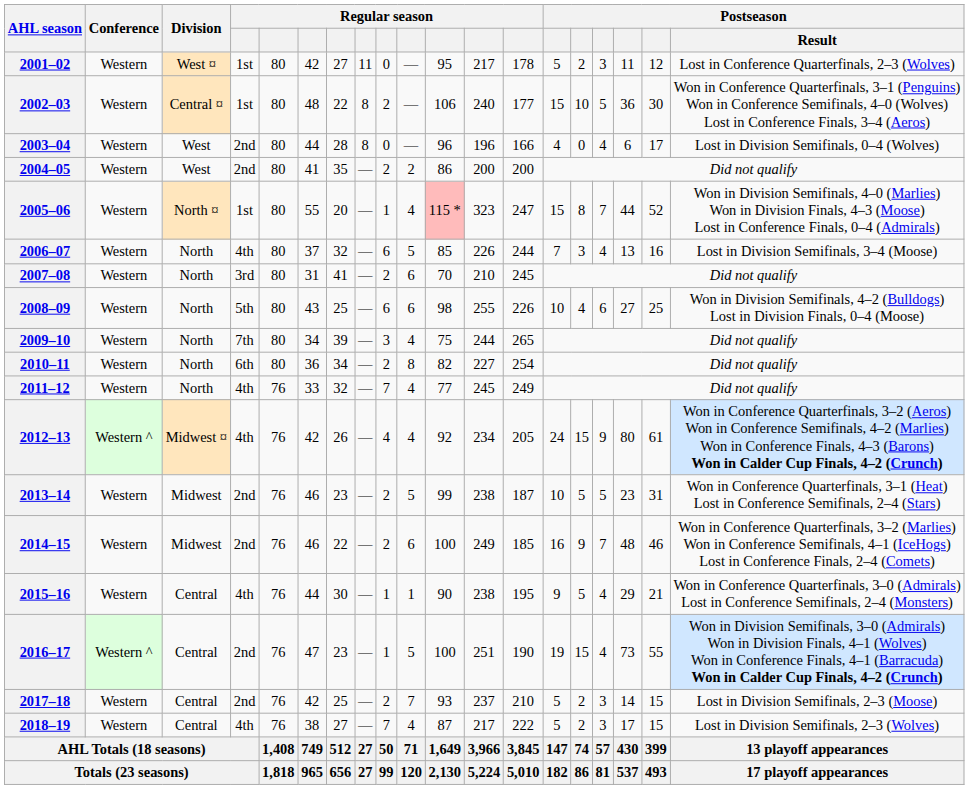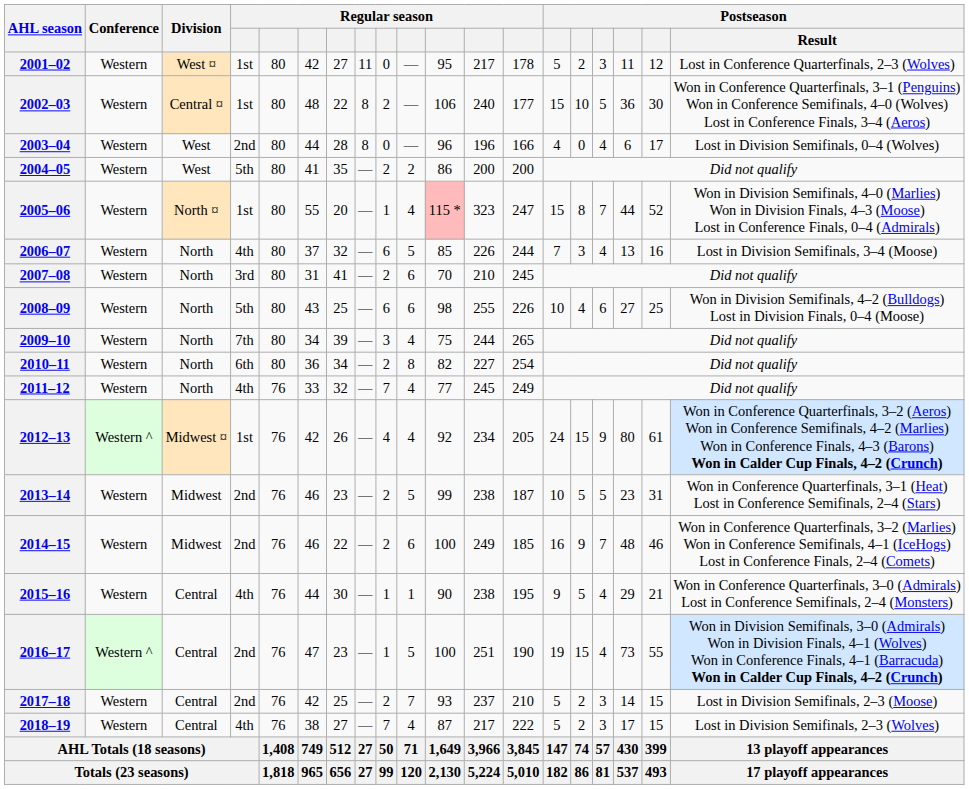(245, 169) 2nd -> (245, 169) 5th
(245, 437) 4th -> (245, 437) 1st
